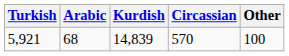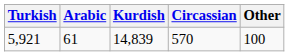(71, 39) 68 -> (71, 39) 61
